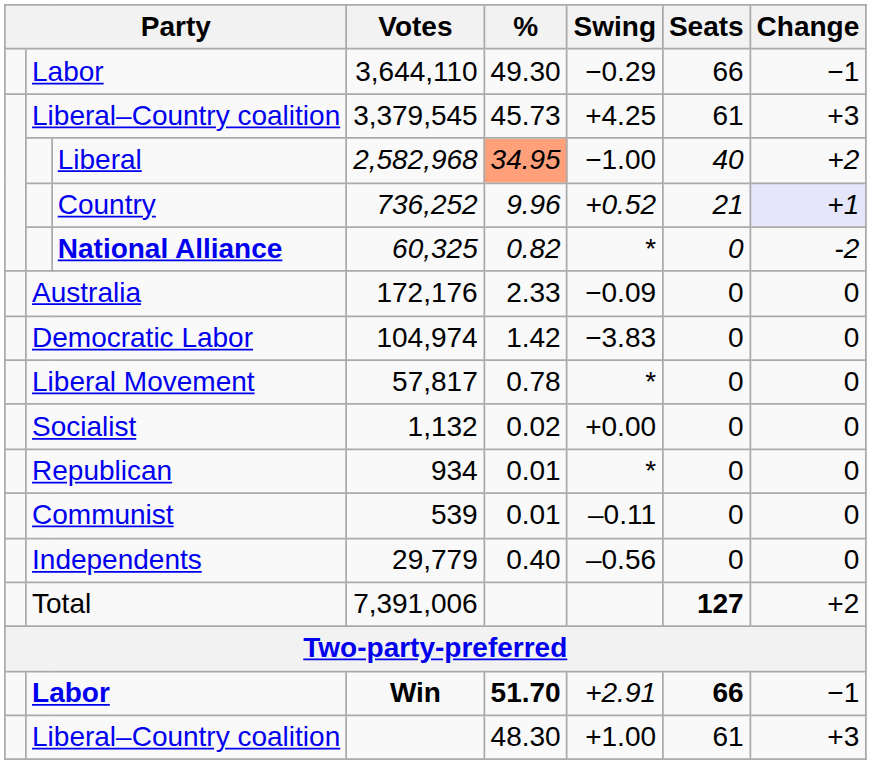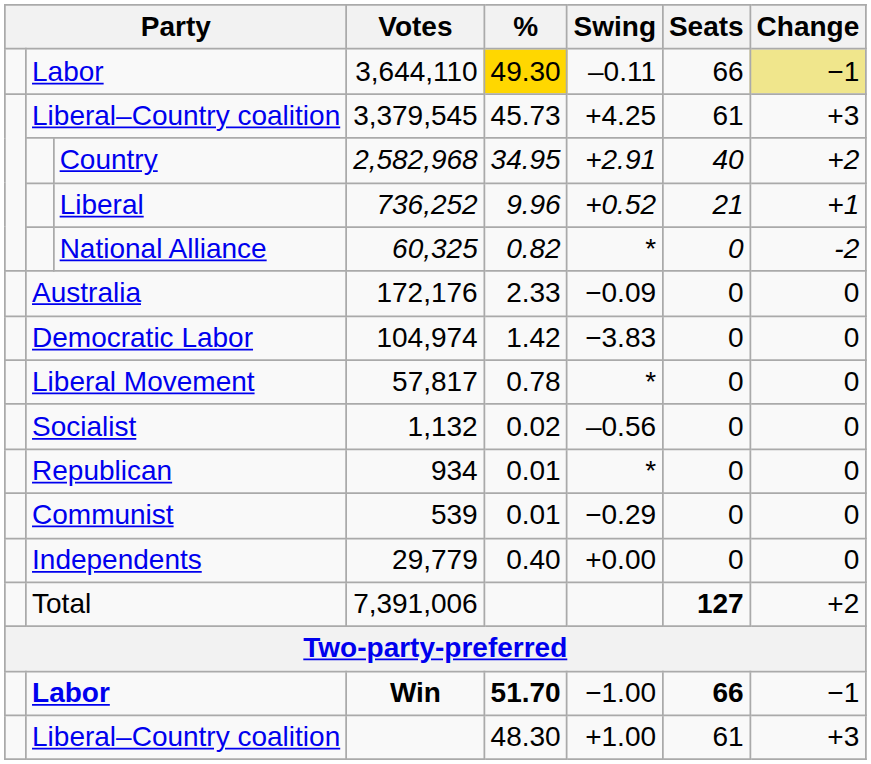(526, 71) no background -> (526, 71) gold background
(621, 71) −0.29 -> (622, 71) –0.11
(843, 71) no background -> (843, 71) khaki background
(100, 159) Liberal -> (109, 159) Country
(526, 159) lightsalmon background -> (526, 159) no background
(621, 159) −1.00 -> (621, 159) +2.91
(107, 204) Country -> (102, 204) Liberal
(843, 204) lavender background -> (843, 204) no background
(170, 248) bold -> (163, 248) normal
(621, 426) +0.00 -> (621, 426) –0.56
(622, 515) –0.11 -> (621, 515) −0.29
(621, 559) –0.56 -> (621, 559) +0.00
(621, 692) +2.91 -> (621, 692) −1.00
